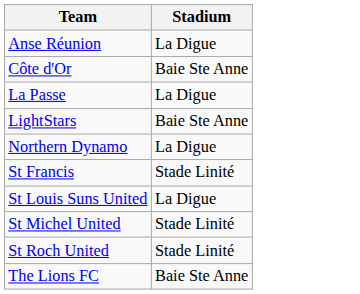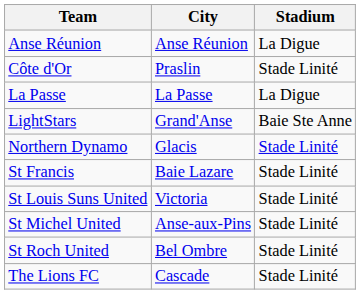+ column: (203, 17)
(202, 69) Baie Ste Anne -> (298, 69) Stade Linité
(186, 146) La Digue -> (298, 146) Stade Linité
(186, 198) La Digue -> (298, 198) Stade Linité
(202, 276) Baie Ste Anne -> (298, 276) Stade Linité
